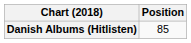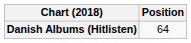(163, 30) 85 -> (163, 30) 64
